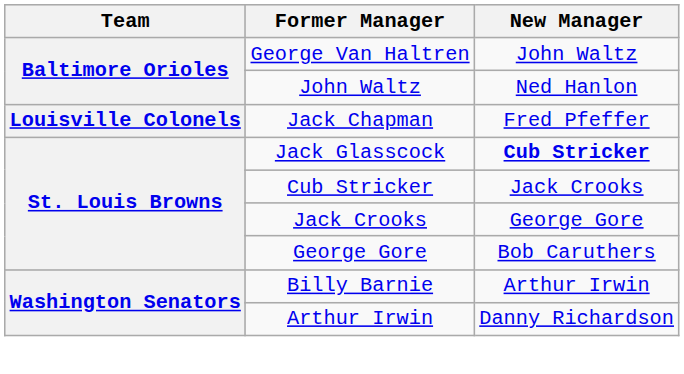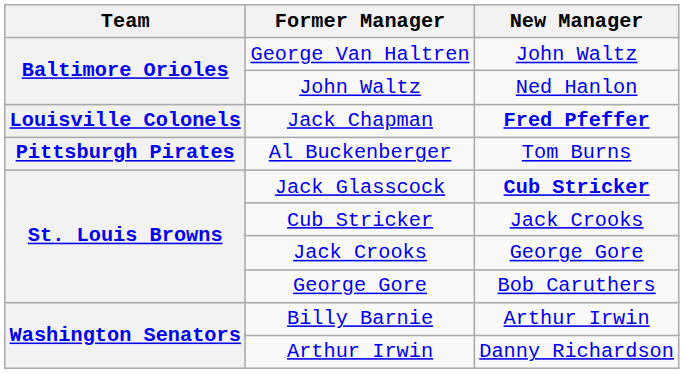(577, 120) normal -> (577, 120) bold
+ row: (360, 154)
